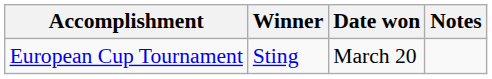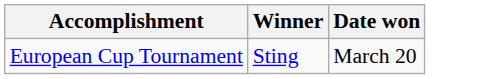- column: (456, 21)
